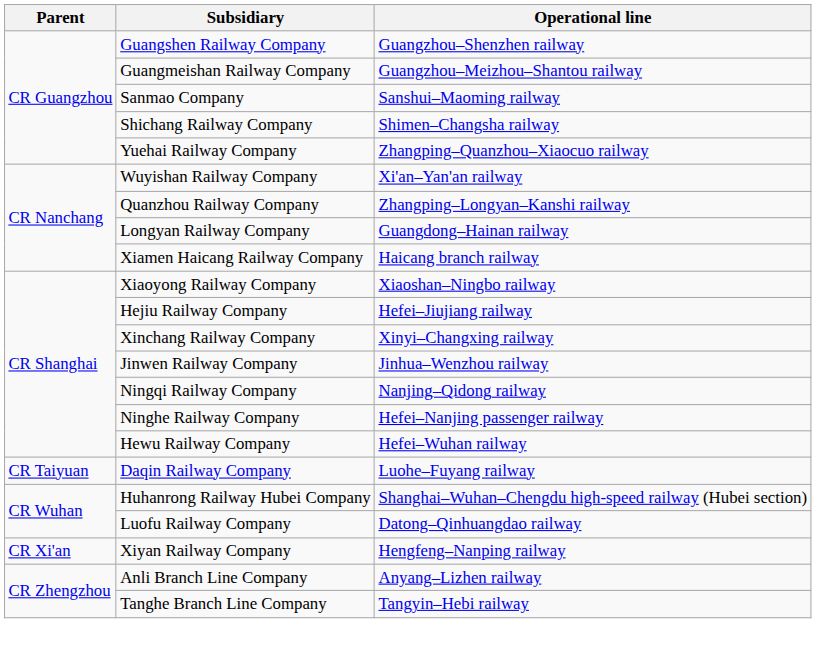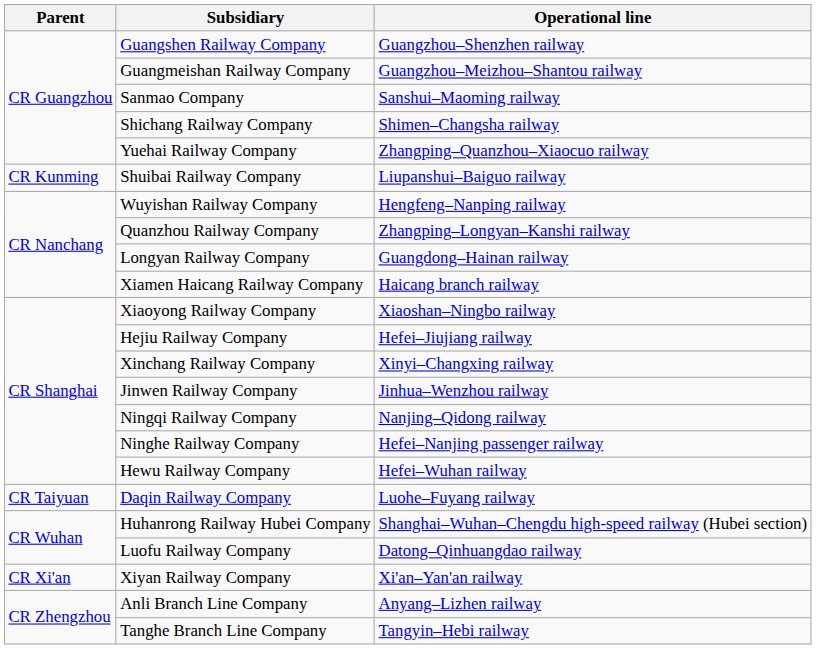+ row: (211, 177)
(450, 177) Xi'an–Yan'an railway -> (472, 204) Hengfeng–Nanping railway
(472, 550) Hengfeng–Nanping railway -> (450, 577) Xi'an–Yan'an railway
